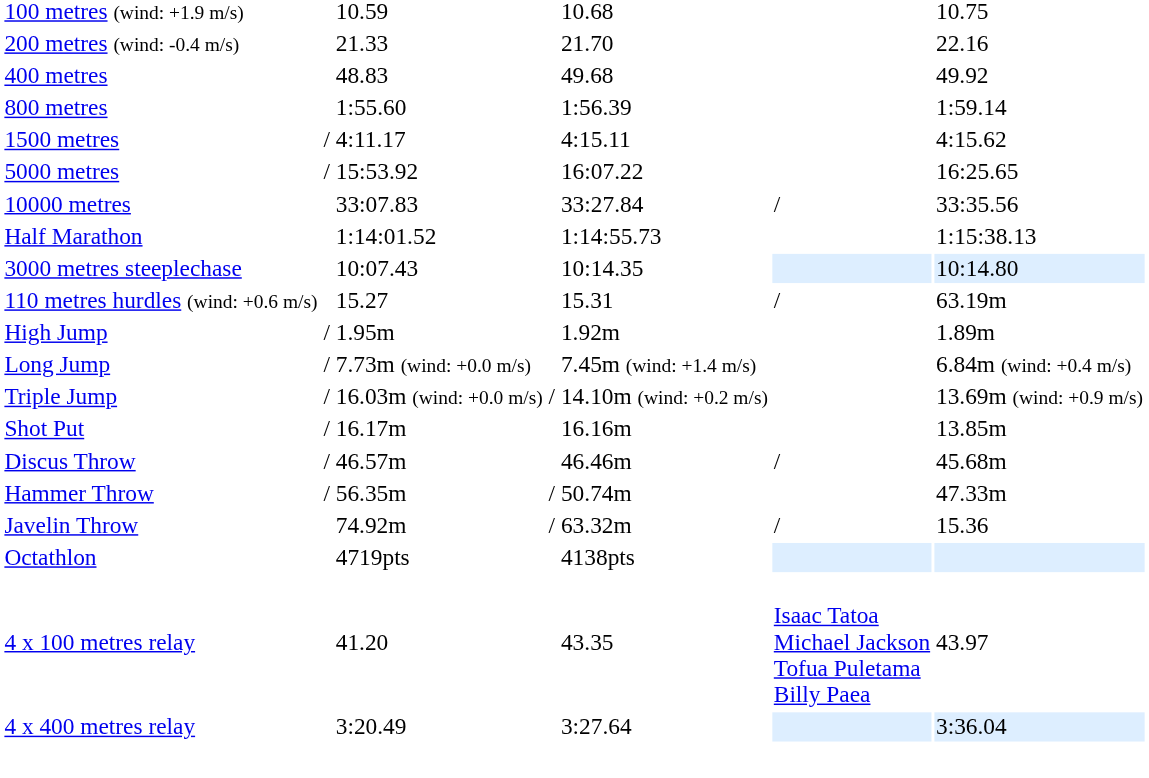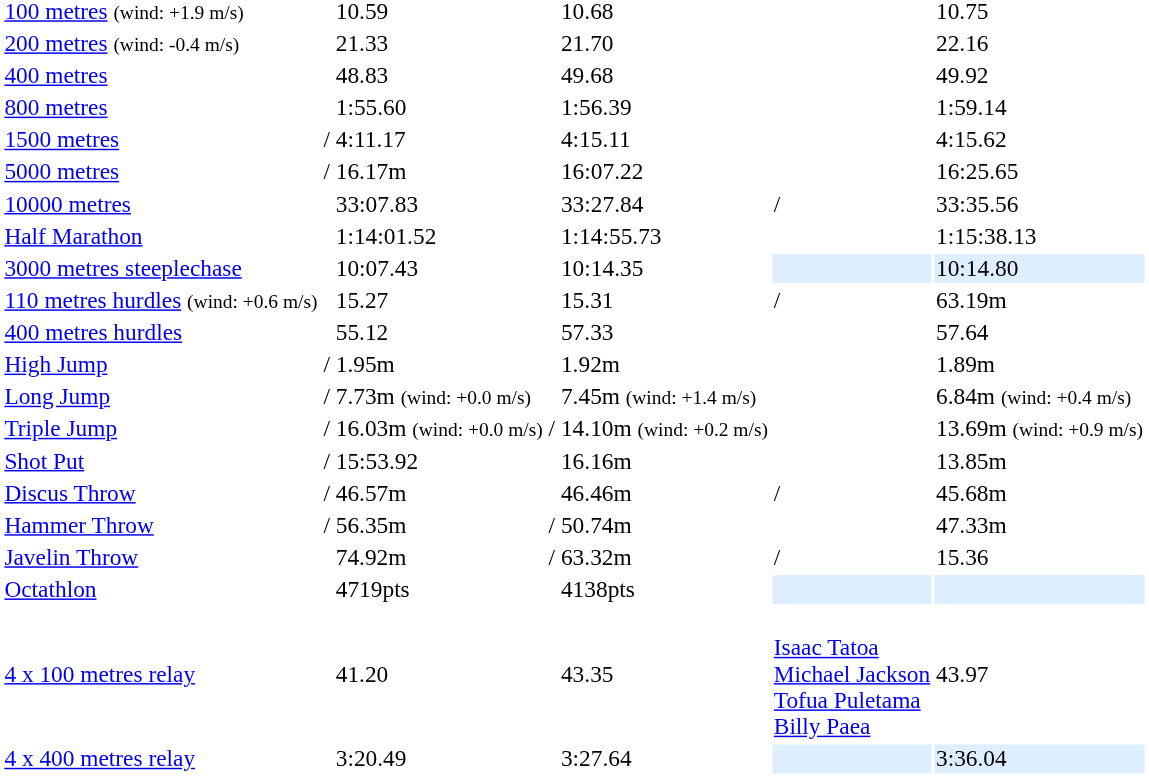(377, 171) 15:53.92 -> (371, 171) 16.17m
+ row: (93, 332)
(371, 428) 16.17m -> (377, 460) 15:53.92
